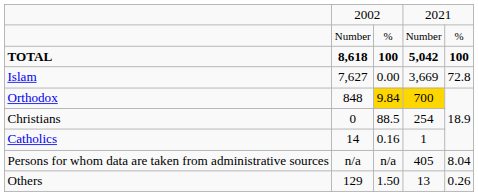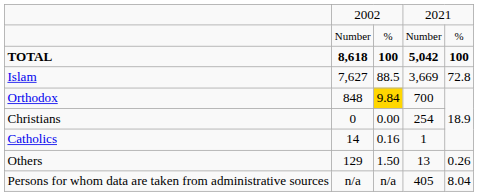(388, 77) 0.00 -> (388, 77) 88.5
(424, 98) gold background -> (424, 98) no background
(388, 118) 88.5 -> (388, 118) 0.00
rows swapped: (25, 181) <-> (168, 160)
